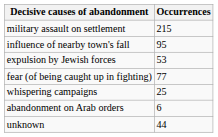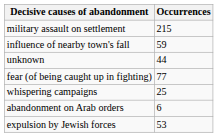(162, 44) 95 -> (162, 44) 59
rows swapped: (61, 60) <-> (26, 124)
